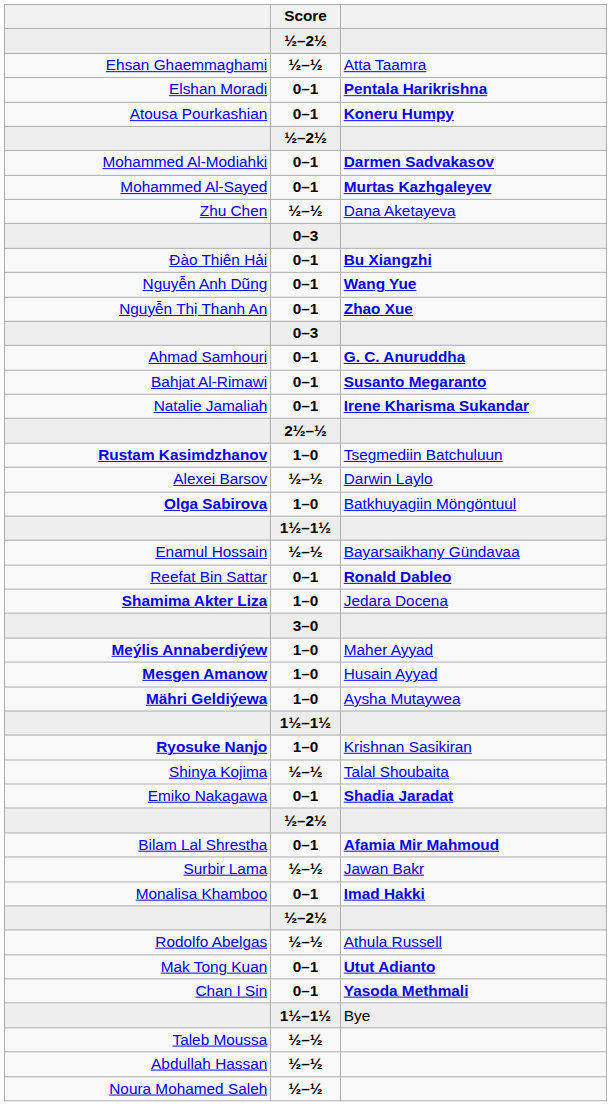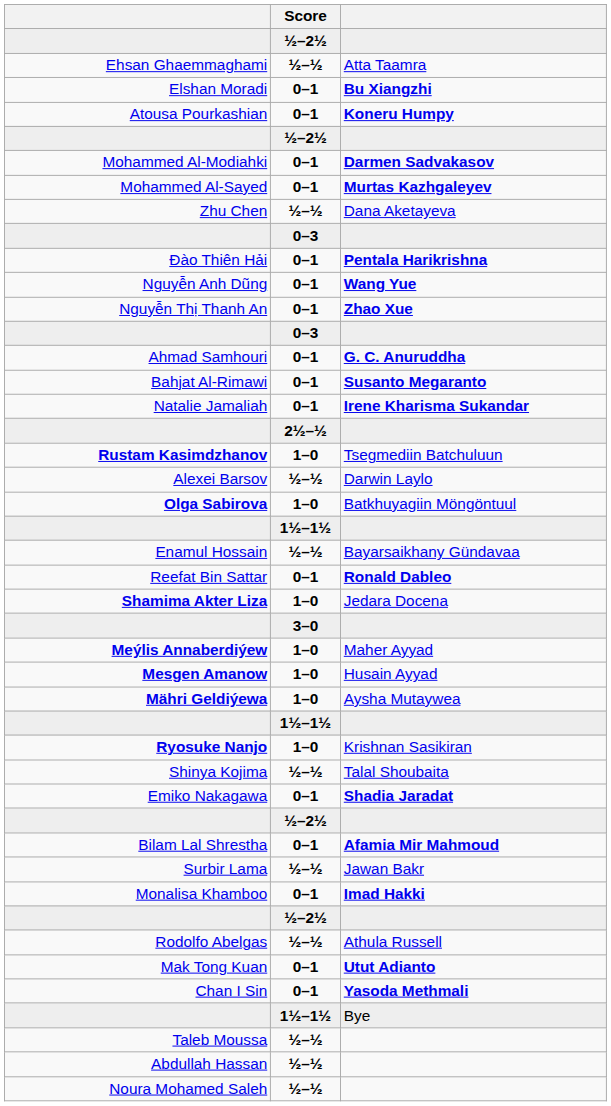(415, 89) Pentala Harikrishna -> (388, 89) Bu Xiangzhi
(388, 260) Bu Xiangzhi -> (415, 260) Pentala Harikrishna
